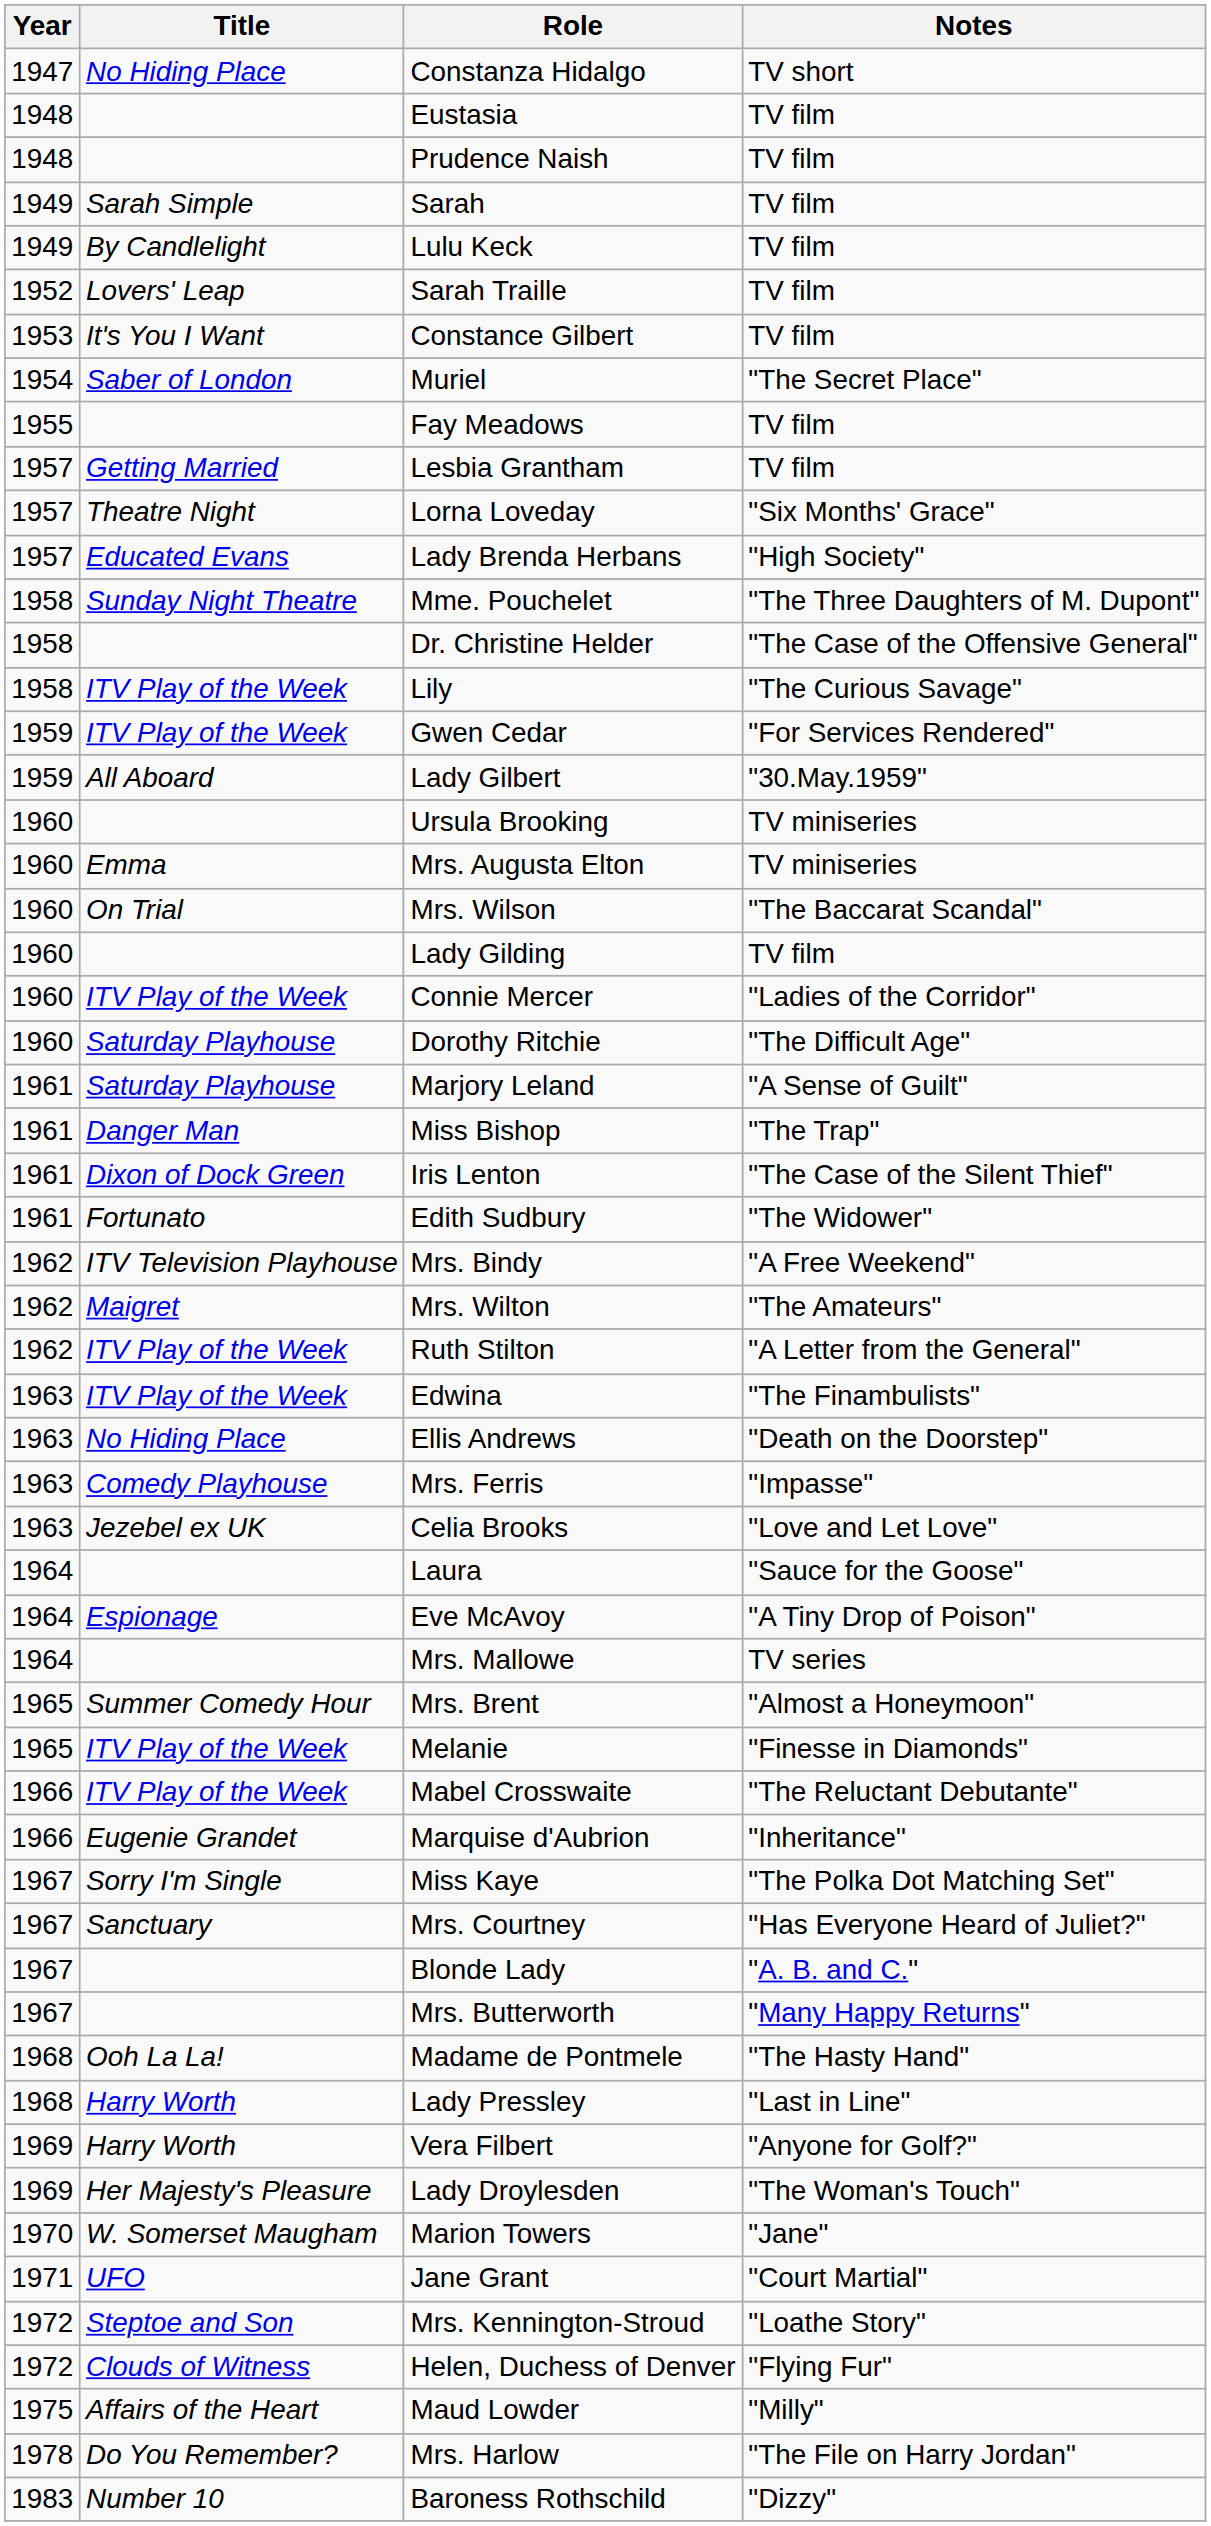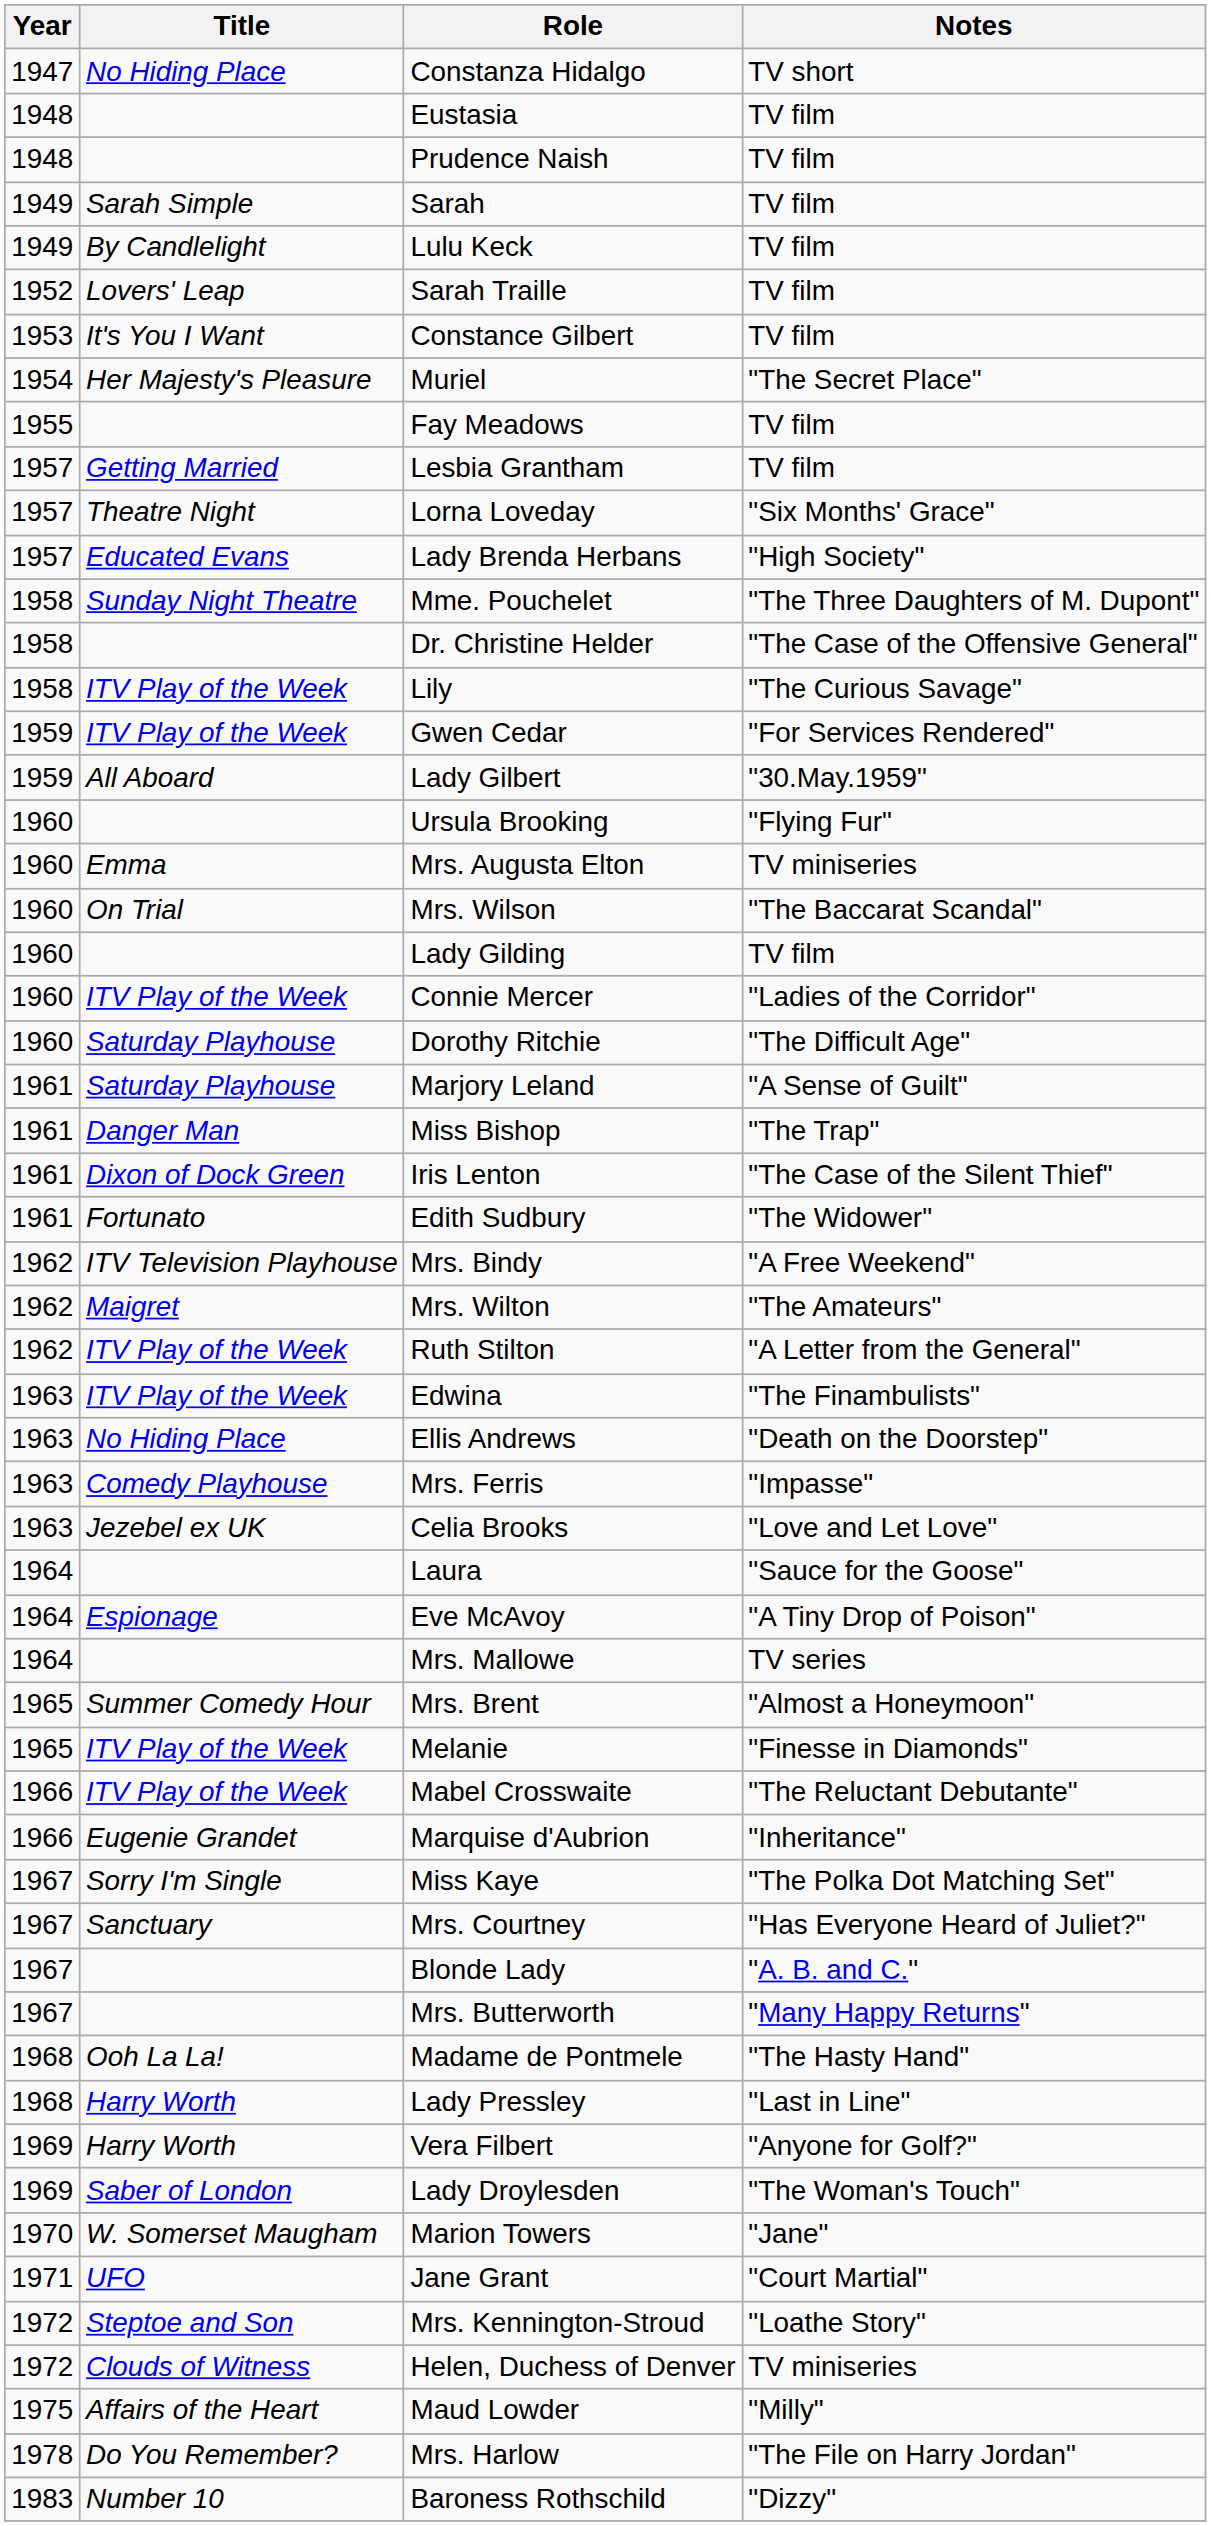(189, 379) Saber of London -> (229, 379) Her Majesty's Pleasure
(833, 821) TV miniseries -> (820, 821) "Flying Fur"
(229, 2190) Her Majesty's Pleasure -> (189, 2190) Saber of London
(820, 2366) "Flying Fur" -> (833, 2366) TV miniseries
